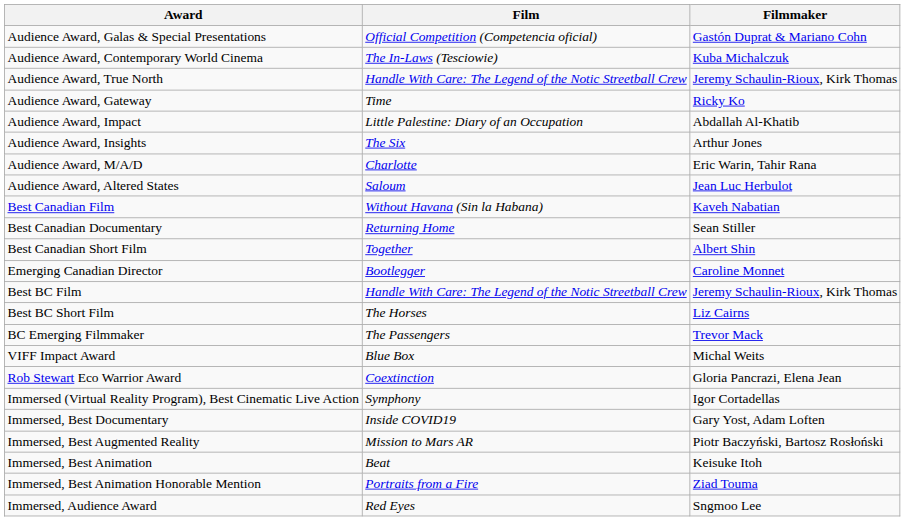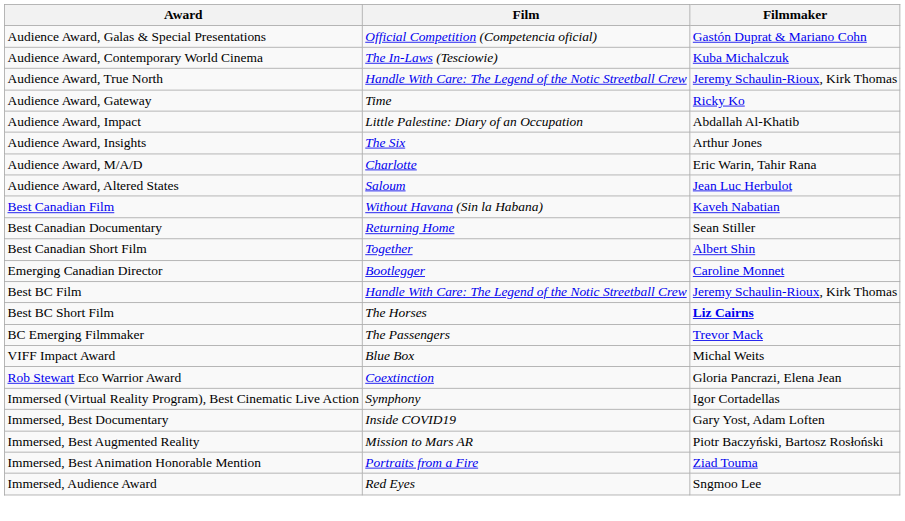(721, 313) normal -> (723, 313) bold
- row: (80, 462)
